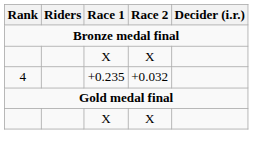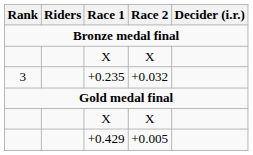(23, 77) 4 -> (23, 77) 3
+ row: (106, 139)
